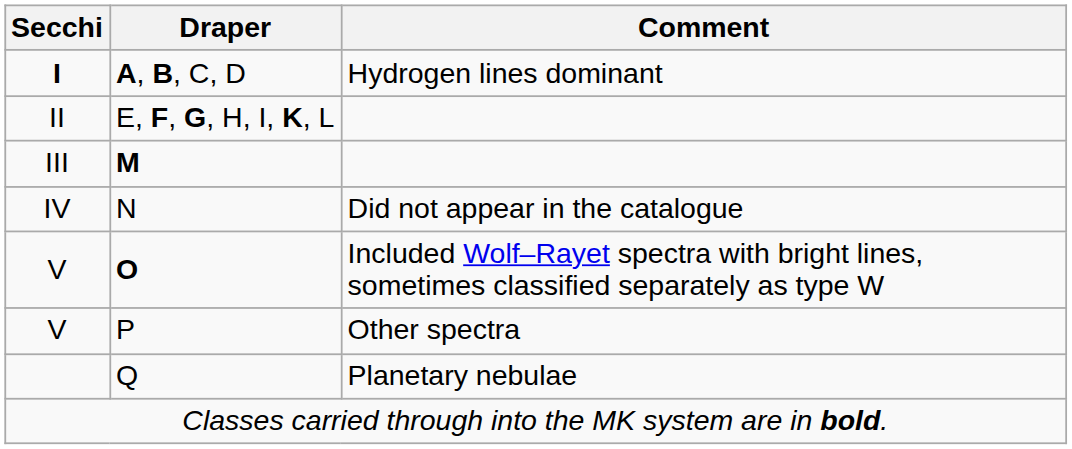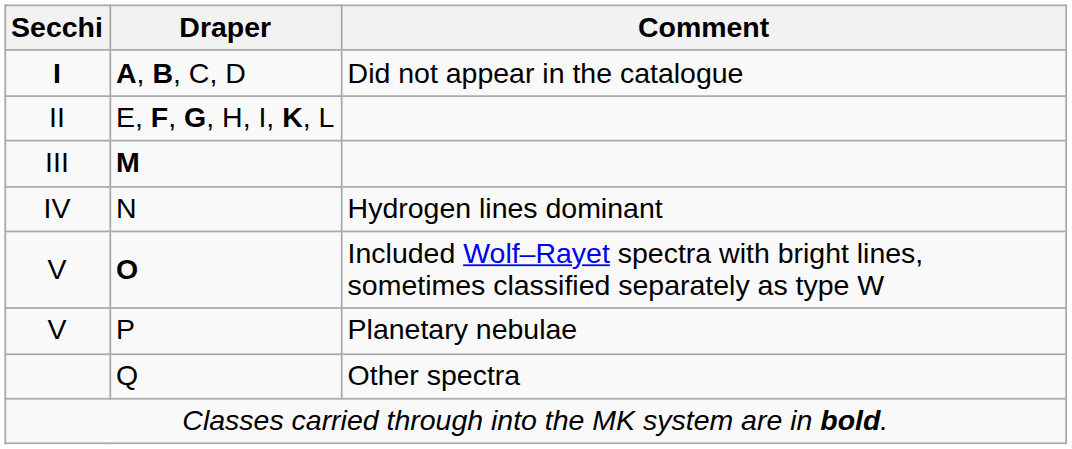(505, 72) Hydrogen lines dominant -> (546, 72) Did not appear in the catalogue
(546, 208) Did not appear in the catalogue -> (505, 208) Hydrogen lines dominant
(434, 330) Other spectra -> (462, 330) Planetary nebulae
(462, 375) Planetary nebulae -> (434, 375) Other spectra
